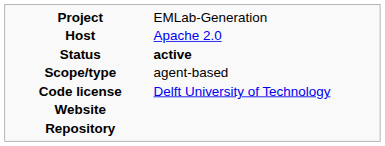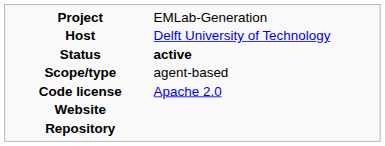(188, 36) Apache 2.0 -> (242, 36) Delft University of Technology
(242, 91) Delft University of Technology -> (188, 91) Apache 2.0
